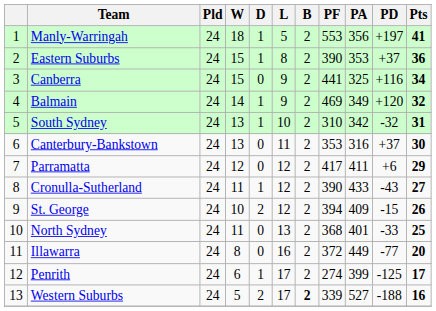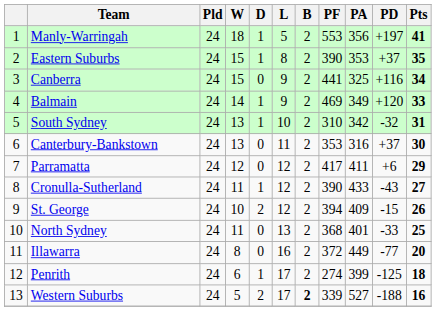(419, 58) 36 -> (419, 58) 35
(419, 101) 32 -> (419, 101) 33
(419, 274) 17 -> (419, 274) 18
